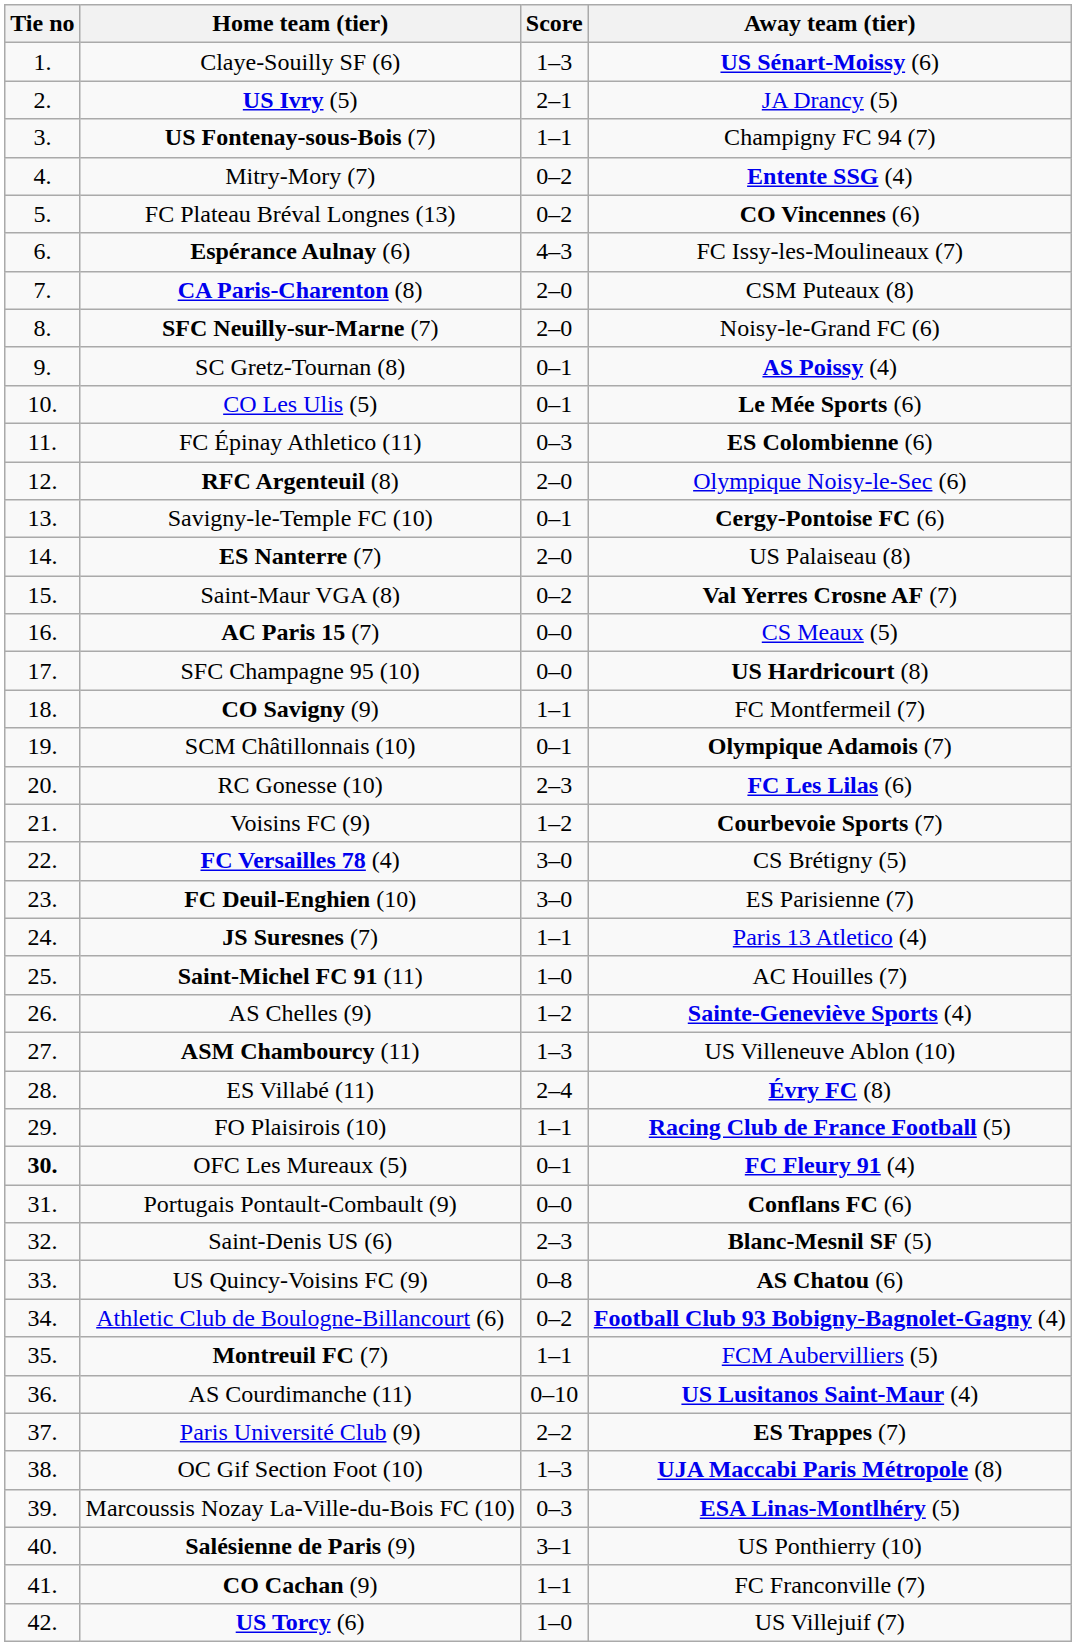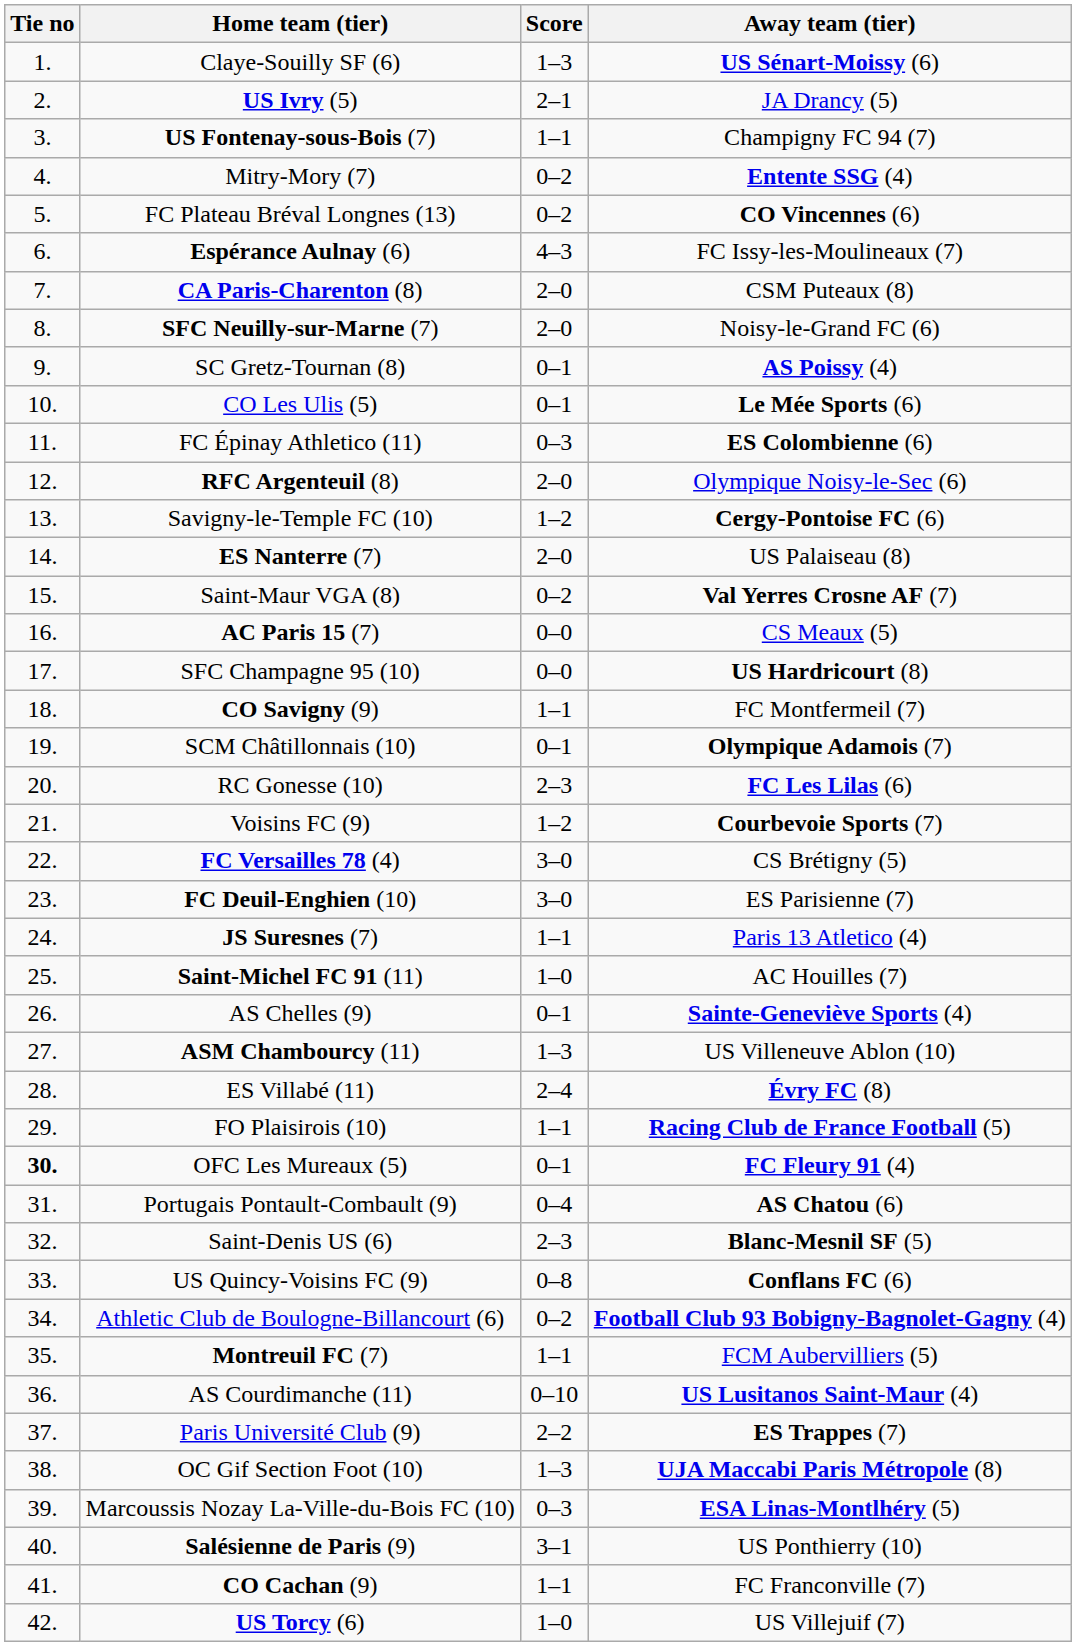(554, 518) 0–1 -> (554, 518) 1–2
(554, 1013) 1–2 -> (554, 1013) 0–1
(554, 1203) 0–0 -> (554, 1203) 0–4
(830, 1203) Conflans FC (6) -> (830, 1203) AS Chatou (6)
(830, 1279) AS Chatou (6) -> (830, 1279) Conflans FC (6)
